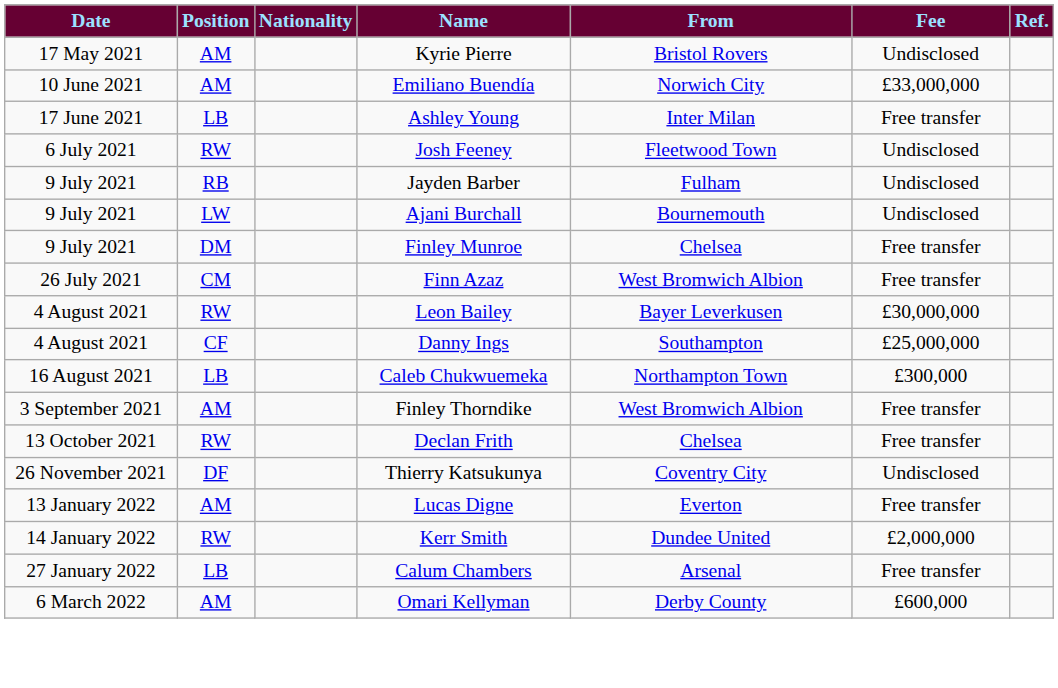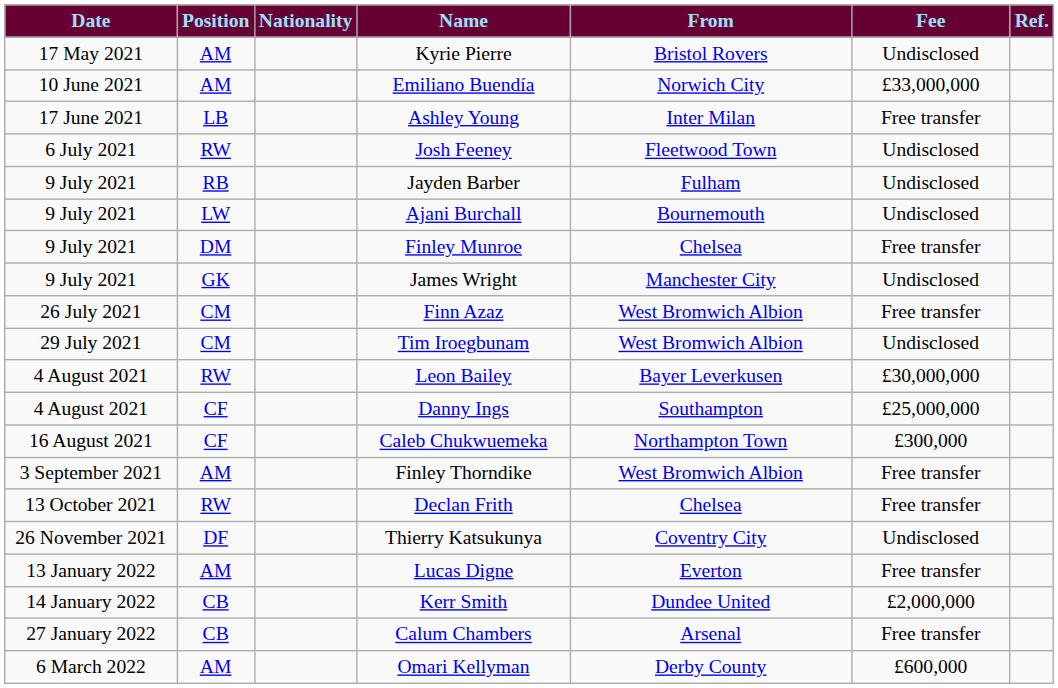+ row: (464, 279)
+ row: (464, 344)
(216, 376) LB -> (216, 440) CF
(216, 537) RW -> (216, 602) CB
(216, 570) LB -> (216, 634) CB
